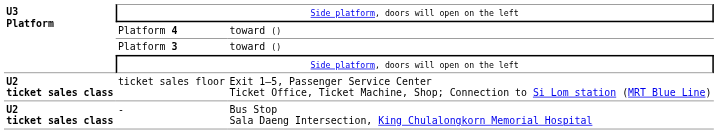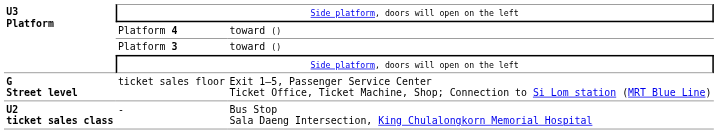(60, 87) U2 ticket sales class -> (42, 87) G Street level
